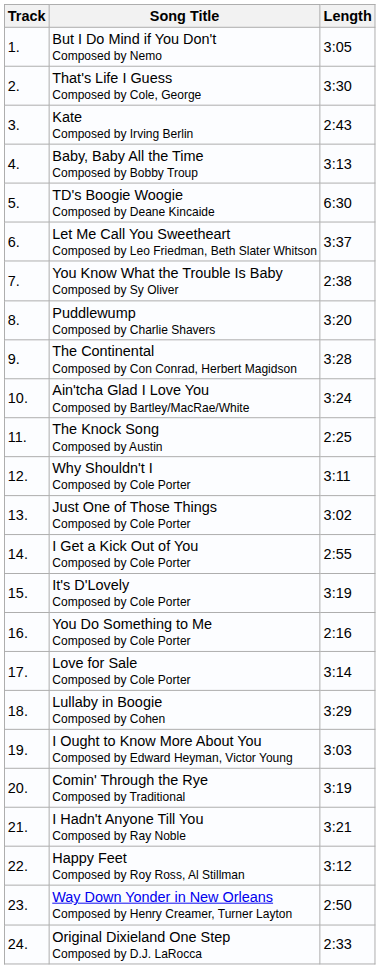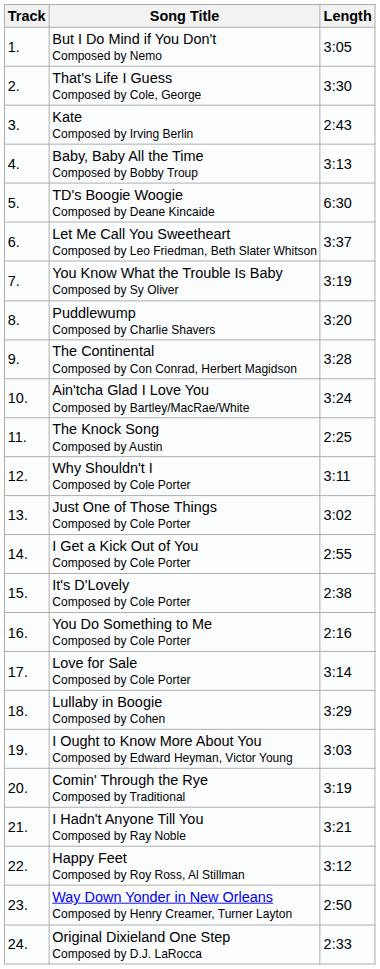(338, 281) 2:38 -> (338, 281) 3:19
(338, 593) 3:19 -> (338, 593) 2:38
